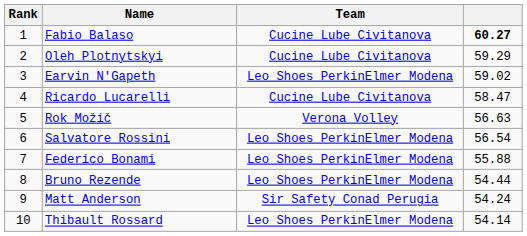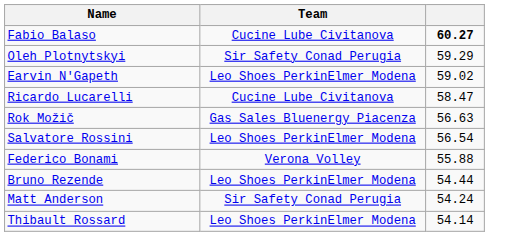- column: (23, 15)
(350, 56) Cucine Lube Civitanova -> (313, 56) Sir Safety Conad Perugia
(350, 118) Verona Volley -> (313, 118) Gas Sales Bluenergy Piacenza
(350, 159) Leo Shoes PerkinElmer Modena -> (313, 159) Verona Volley
